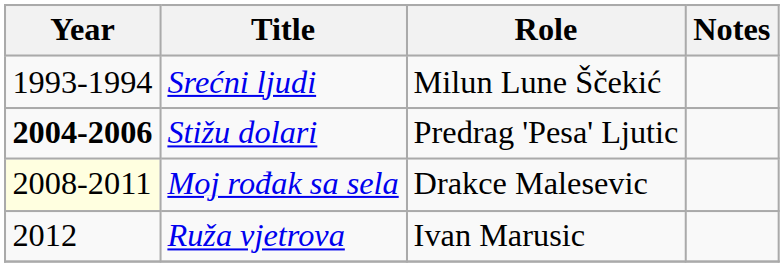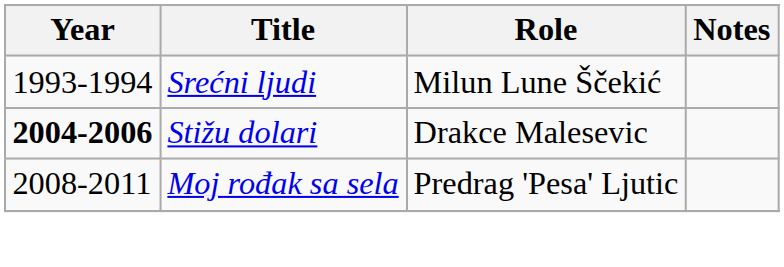(546, 132) Predrag 'Pesa' Ljutic -> (531, 132) Drakce Malesevic
(82, 183) lightyellow background -> (82, 183) no background
(531, 183) Drakce Malesevic -> (546, 183) Predrag 'Pesa' Ljutic
- row: (256, 235)
